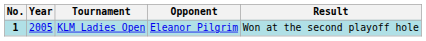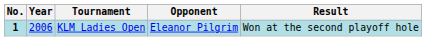(41, 28) 2005 -> (41, 28) 2006
